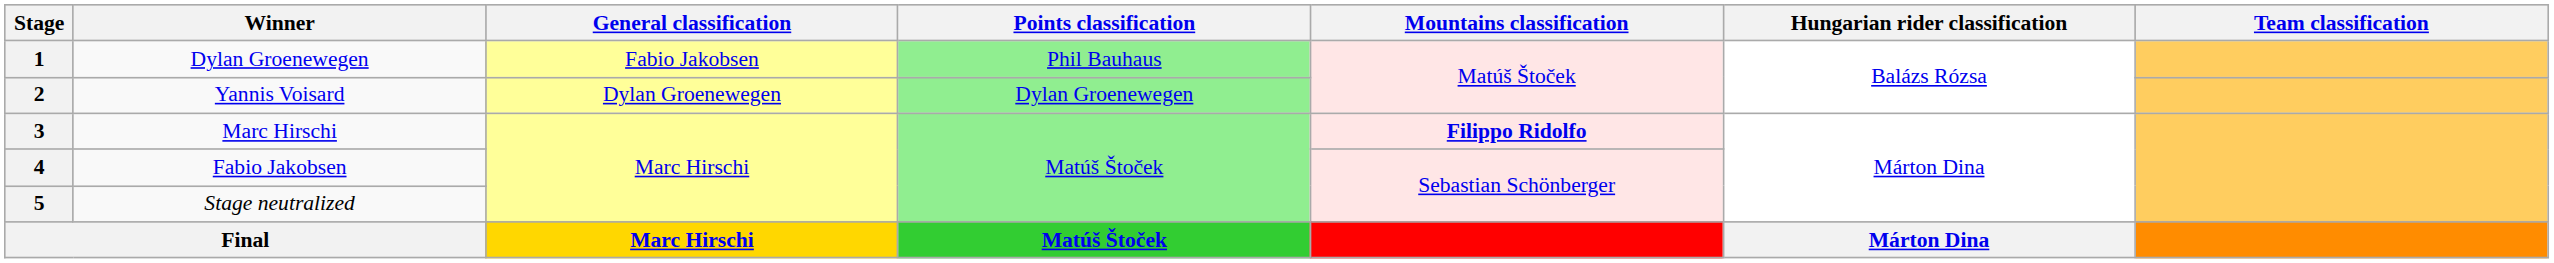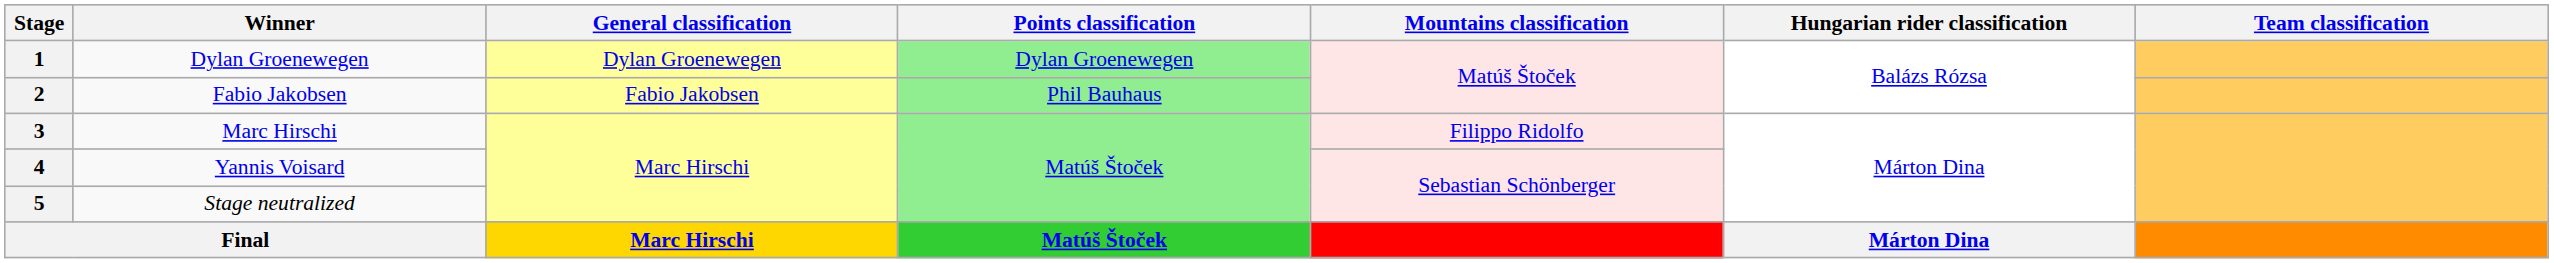(692, 59) Fabio Jakobsen -> (692, 59) Dylan Groenewegen
(1104, 59) Phil Bauhaus -> (1104, 59) Dylan Groenewegen
(280, 95) Yannis Voisard -> (280, 95) Fabio Jakobsen
(692, 95) Dylan Groenewegen -> (692, 95) Fabio Jakobsen
(1104, 95) Dylan Groenewegen -> (1104, 95) Phil Bauhaus
(1517, 131) bold -> (1517, 131) normal
(280, 167) Fabio Jakobsen -> (280, 167) Yannis Voisard
